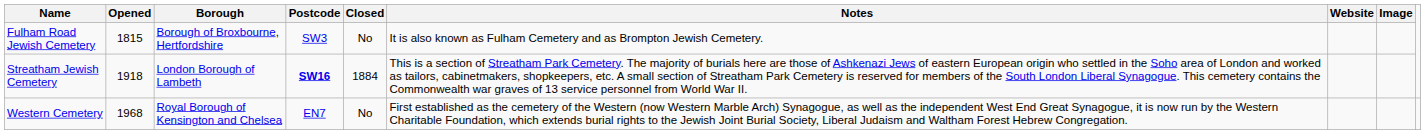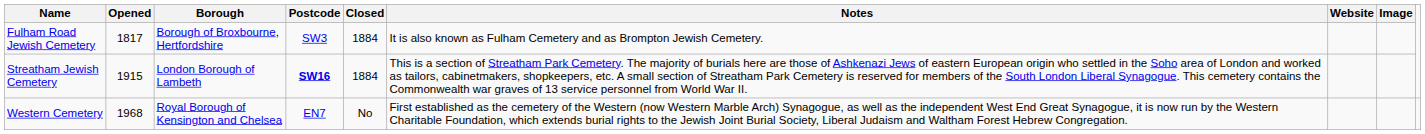(130, 38) 1815 -> (130, 38) 1817
(365, 38) No -> (365, 38) 1884
(130, 76) 1918 -> (130, 76) 1915
